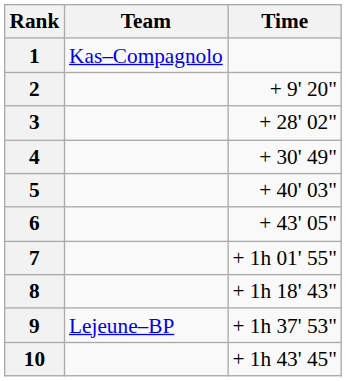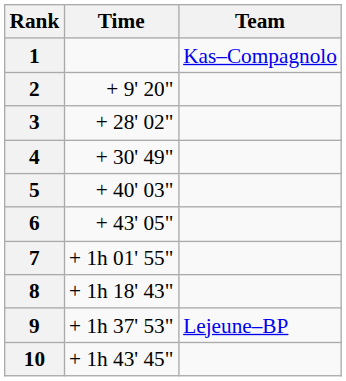columns swapped: (146, 21) <-> (285, 21)
